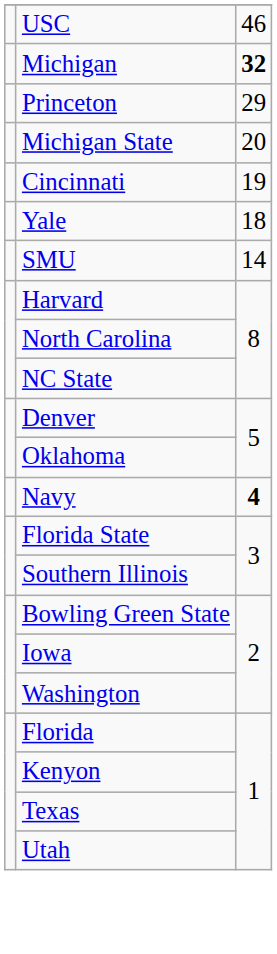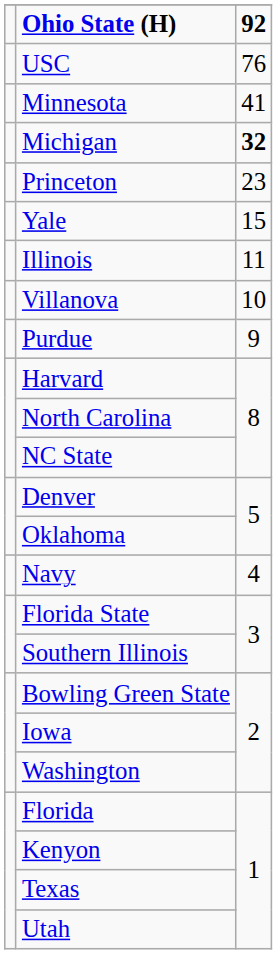+ row: (99, 24)
(254, 24) 46 -> (254, 63) 76
+ row: (74, 102)
(254, 102) 29 -> (254, 181) 23
- row: (97, 142)
- row: (74, 181)
(254, 220) 18 -> (254, 220) 15
- row: (49, 260)
+ row: (57, 260)
+ row: (70, 299)
+ row: (57, 338)
(254, 496) bold -> (254, 574) normal
